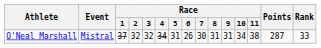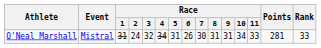(122, 36) 37 -> (122, 36) 31
(135, 36) 32 -> (135, 36) 24
(254, 36) 38 -> (254, 36) 33
(277, 36) 287 -> (277, 36) 281
